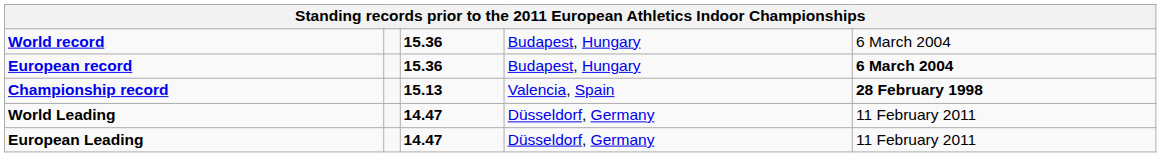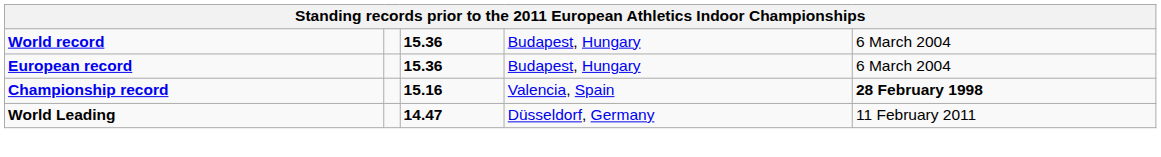(905, 66) bold -> (903, 66) normal
(423, 90) 15.13 -> (423, 90) 15.16
- row: (76, 139)
